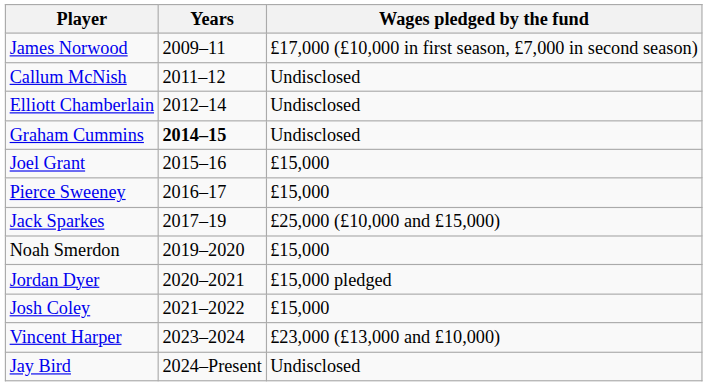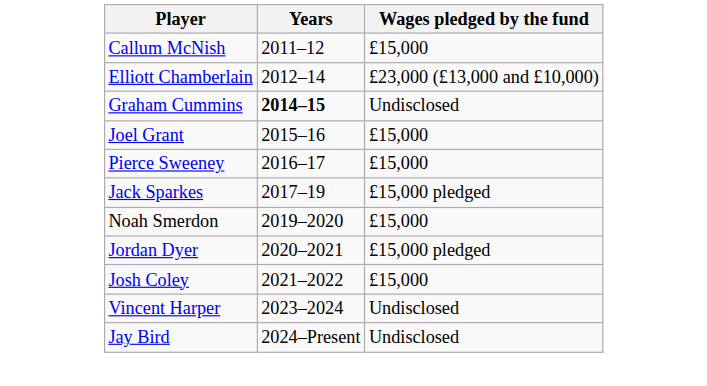- row: (69, 47)
(315, 76) Undisclosed -> (399, 47) £15,000
(315, 105) Undisclosed -> (484, 76) £23,000 (£13,000 and £10,000)
(385, 221) £25,000 (£10,000 and £15,000) -> (430, 192) £15,000 pledged
(385, 337) £23,000 (£13,000 and £10,000) -> (414, 308) Undisclosed
